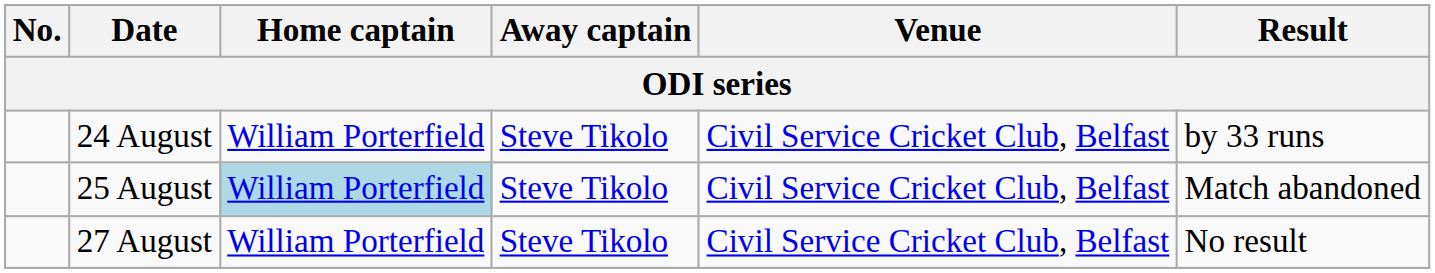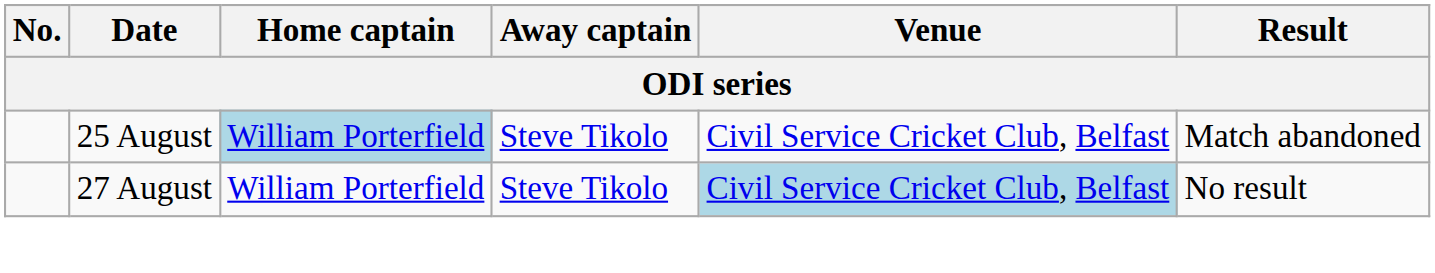- row: (144, 135)
(938, 240) no background -> (938, 188) lightblue background
